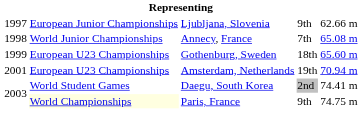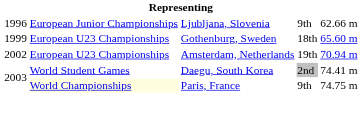(15, 23) 1997 -> (15, 23) 1996
- row: (216, 38)
(15, 70) 2001 -> (15, 54) 2002
